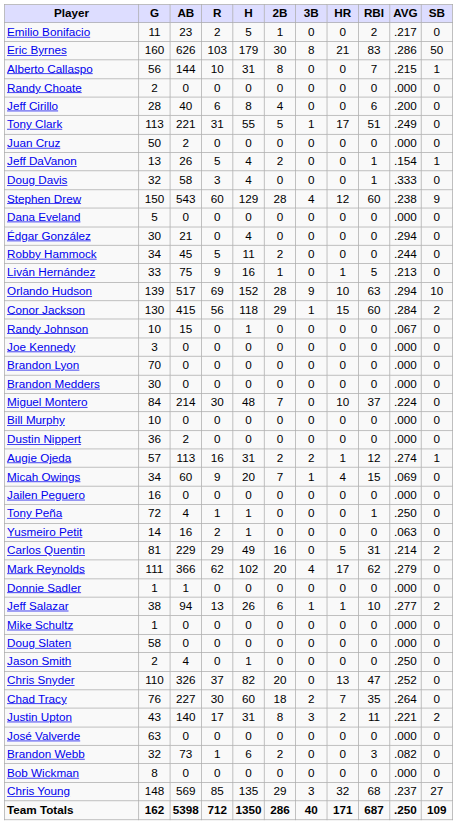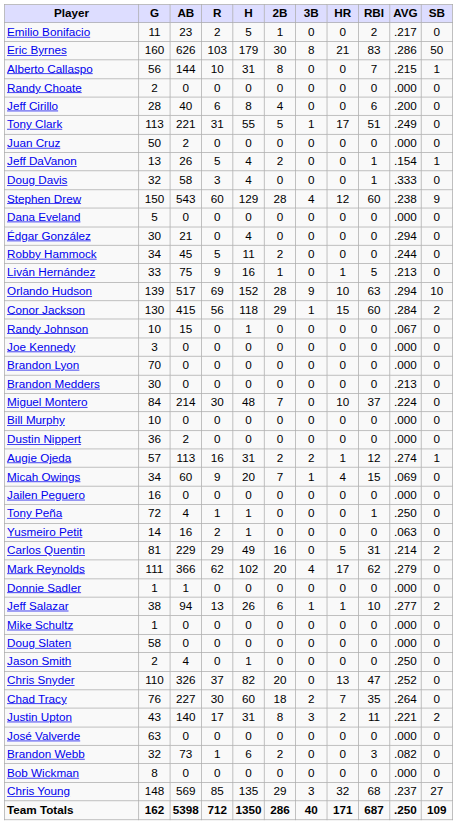(405, 384) .000 -> (405, 384) .213
